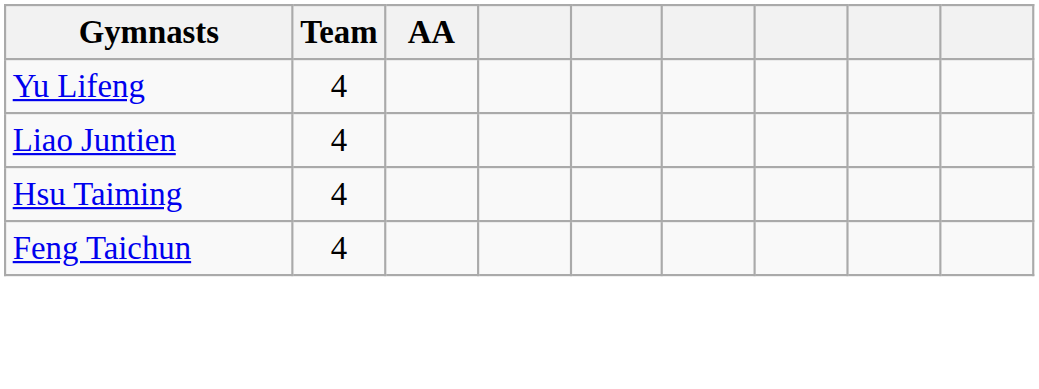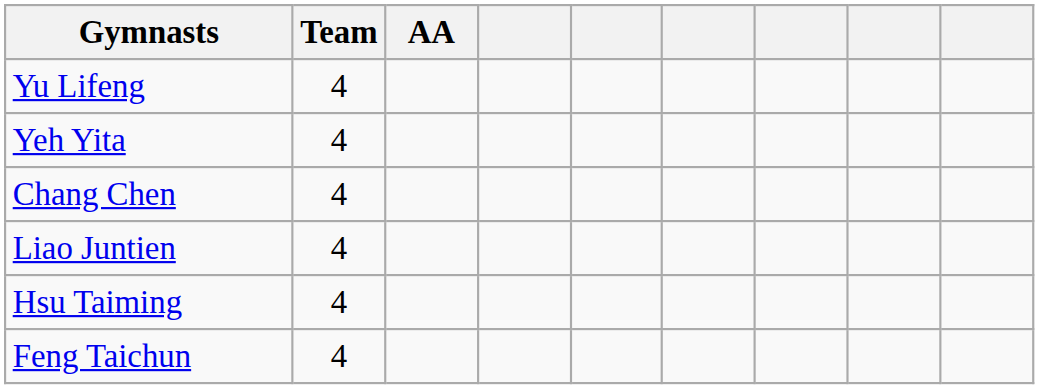+ row: (69, 140)
+ row: (94, 194)
